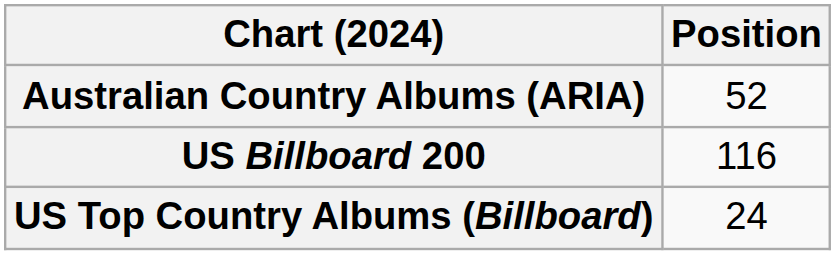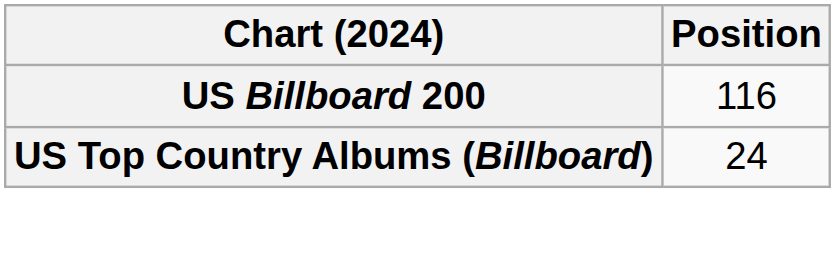- row: (334, 95)
